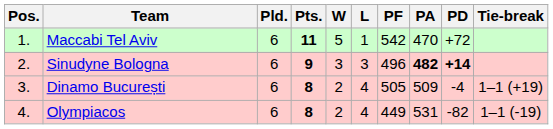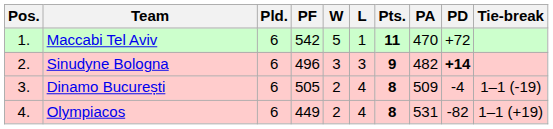columns swapped: (309, 16) <-> (393, 16)
(425, 64) bold -> (425, 64) normal
(511, 87) 1–1 (+19) -> (511, 87) 1–1 (-19)
(511, 111) 1–1 (-19) -> (511, 111) 1–1 (+19)
